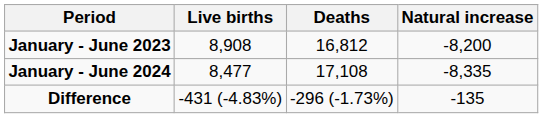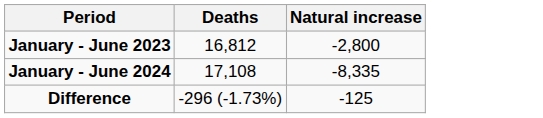- column: (230, 17)
(467, 44) -8,200 -> (356, 44) -2,800
(467, 98) -135 -> (356, 98) -125
